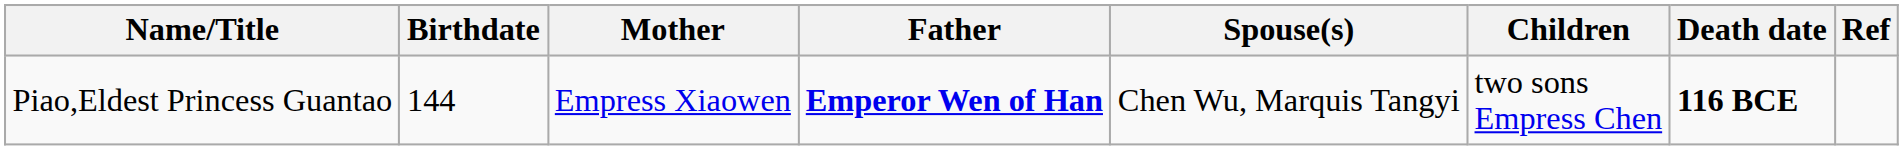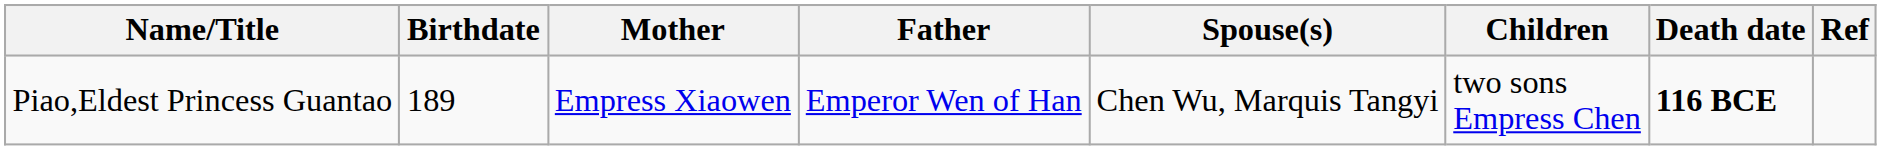(431, 99) 144 -> (431, 99) 189
(954, 99) bold -> (944, 99) normal
